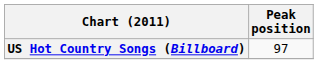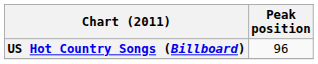(281, 49) 97 -> (281, 49) 96
